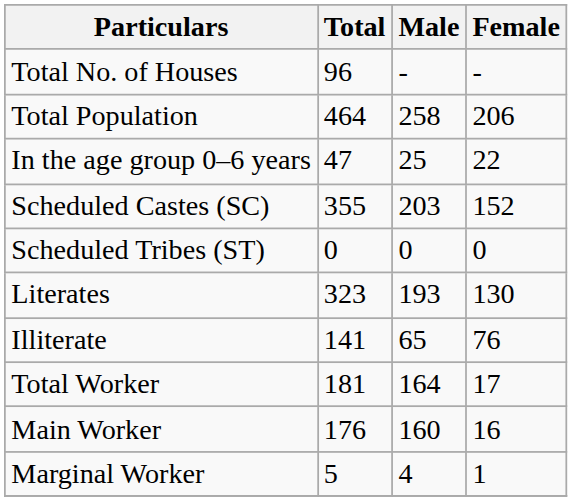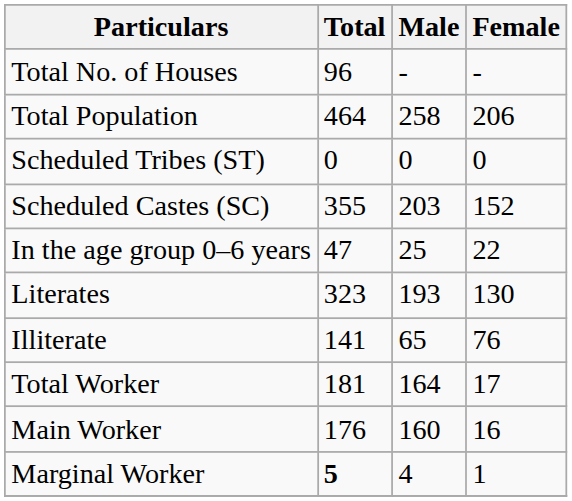rows swapped: (161, 160) <-> (138, 250)
(331, 473) normal -> (331, 473) bold
